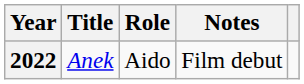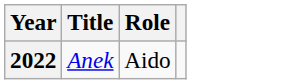- column: (232, 22)
